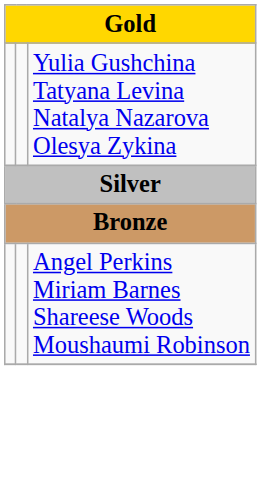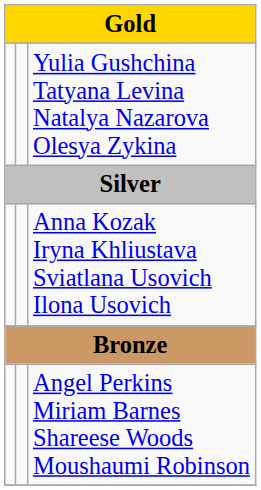+ row: (122, 264)
